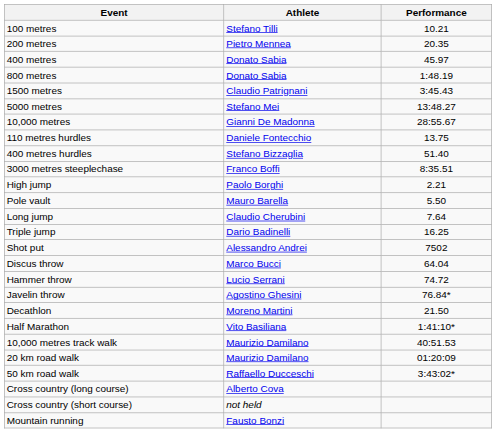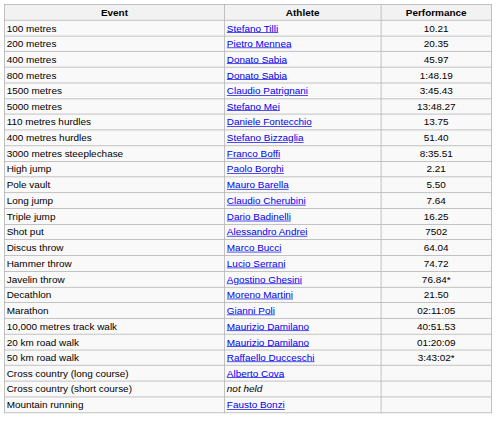- row: (38, 122)
- row: (38, 327)
+ row: (28, 311)
